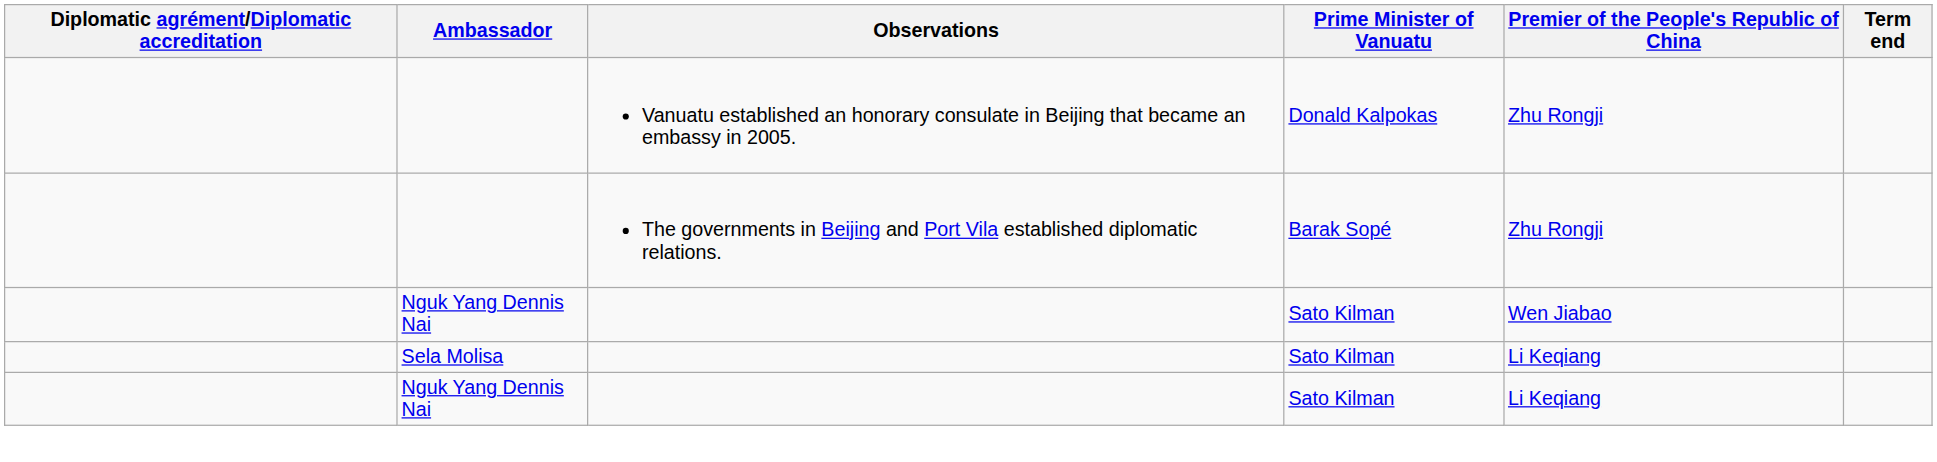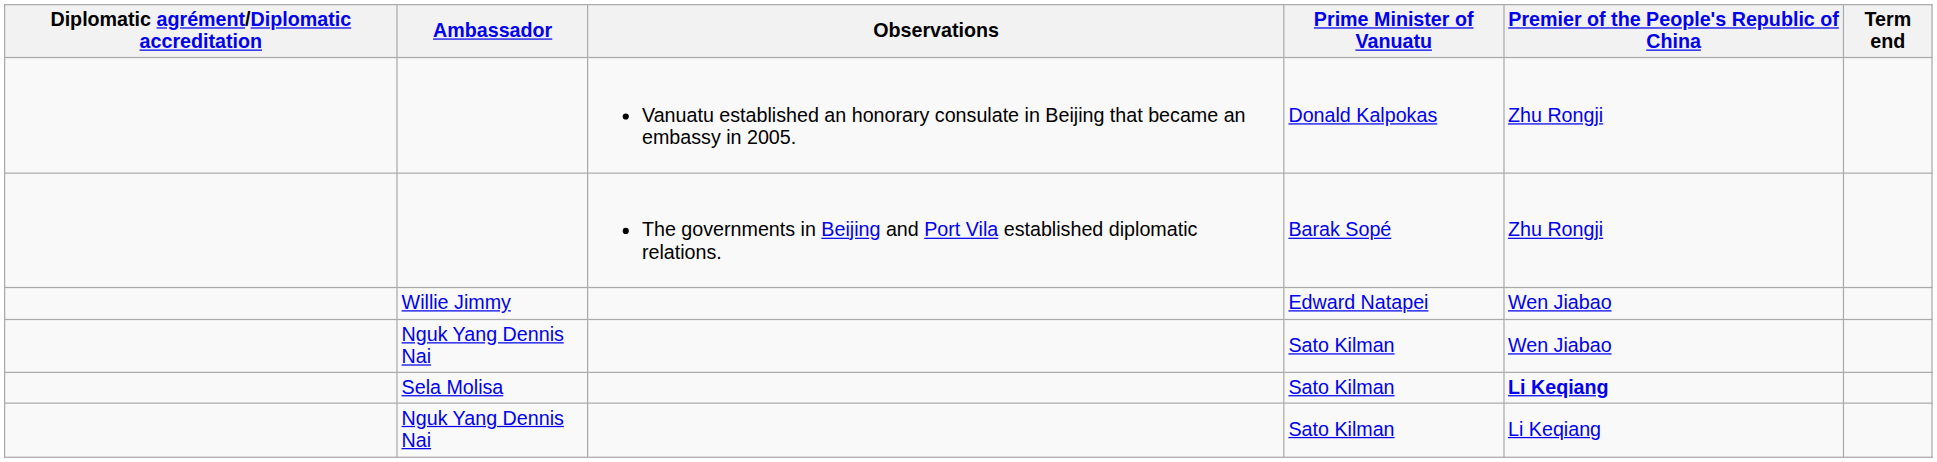+ row: (456, 303)
(1555, 356) normal -> (1558, 387) bold
